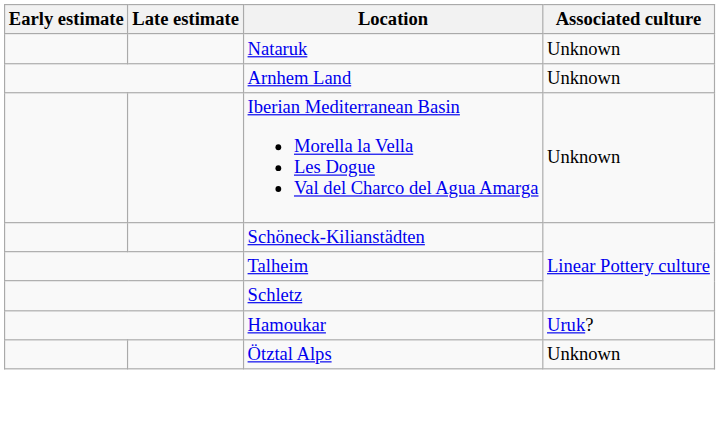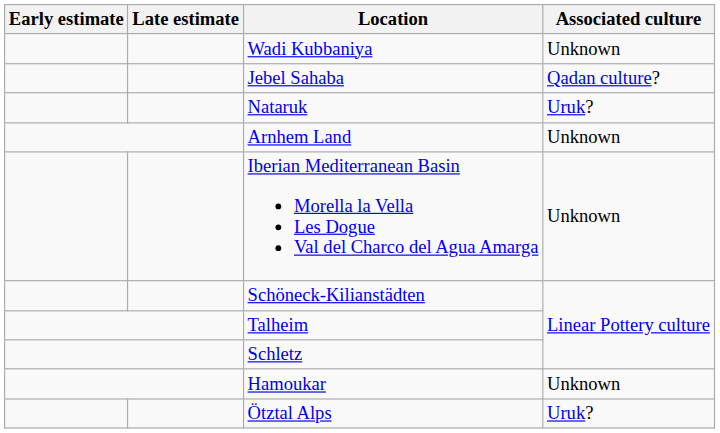+ row: (310, 48)
+ row: (296, 78)
(584, 48) Unknown -> (570, 107) Uruk?
(570, 325) Uruk? -> (584, 383) Unknown
(584, 354) Unknown -> (570, 413) Uruk?
